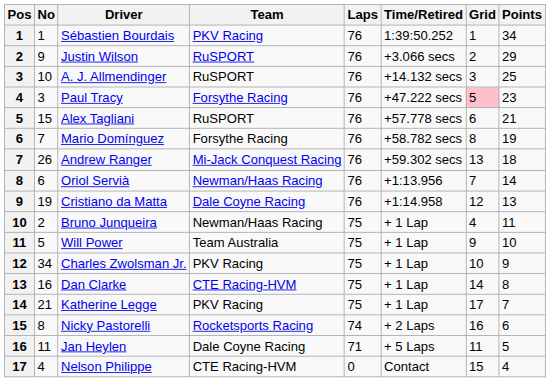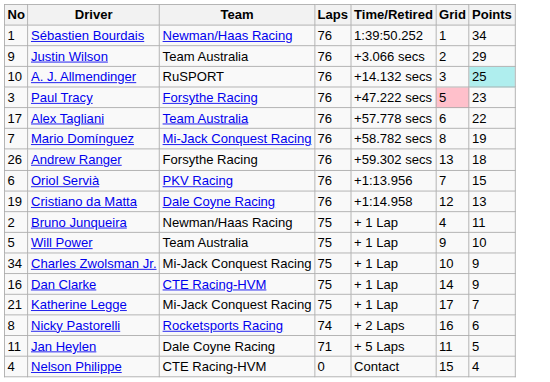- column: (19, 15)
(228, 36) PKV Racing -> (228, 36) Newman/Haas Racing
(223, 56) RuSPORT -> (205, 56) Team Australia
(509, 77) no background -> (479, 77) paleturquoise background
(45, 118) 15 -> (15, 118) 17
(223, 118) RuSPORT -> (205, 118) Team Australia
(509, 118) 21 -> (479, 118) 22
(240, 139) Forsythe Racing -> (237, 139) Mi-Jack Conquest Racing
(267, 160) Mi-Jack Conquest Racing -> (210, 160) Forsythe Racing
(258, 181) Newman/Haas Racing -> (198, 181) PKV Racing
(509, 181) 14 -> (479, 181) 15
(228, 263) PKV Racing -> (237, 263) Mi-Jack Conquest Racing
(506, 284) 8 -> (476, 284) 9
(228, 305) PKV Racing -> (237, 305) Mi-Jack Conquest Racing
